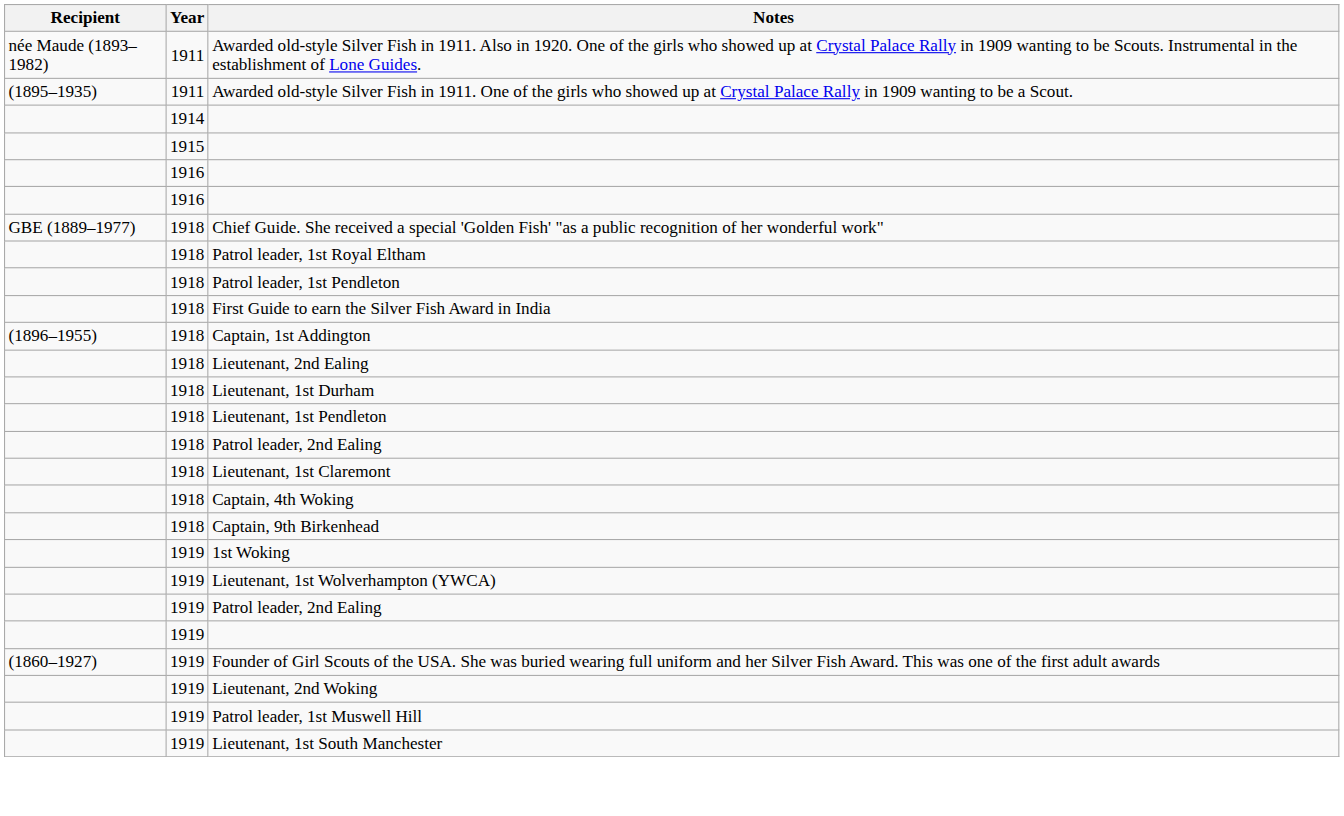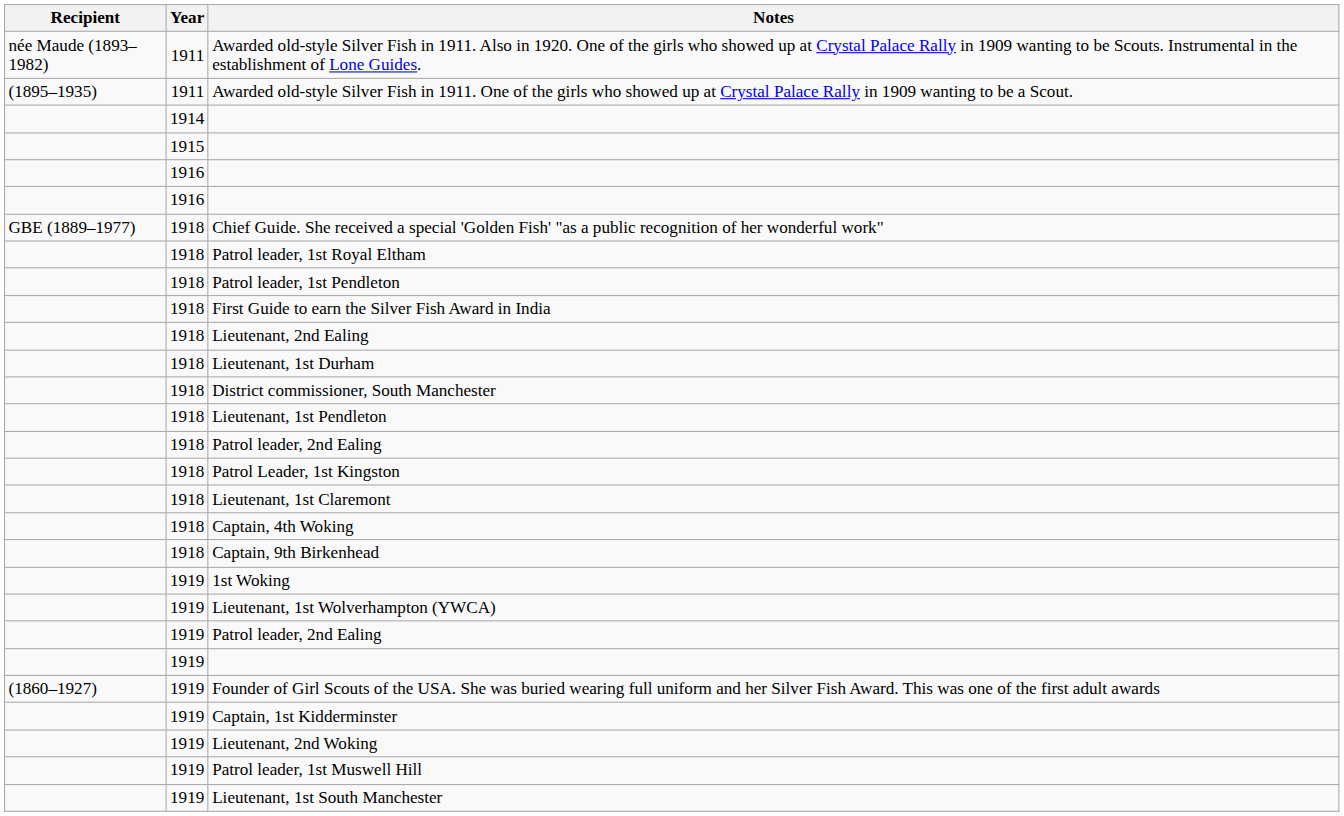- row: (187, 335)
+ row: (187, 390)
+ row: (187, 471)
+ row: (187, 716)
